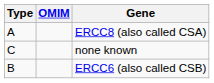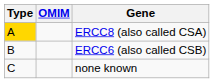(11, 31) no background -> (11, 31) gold background
rows swapped: (141, 68) <-> (106, 50)
